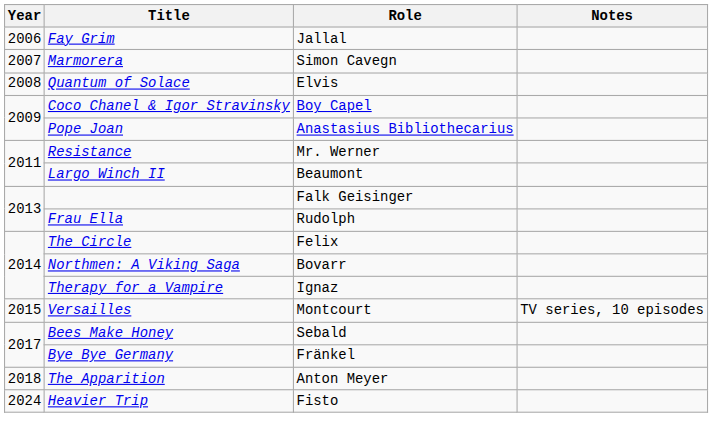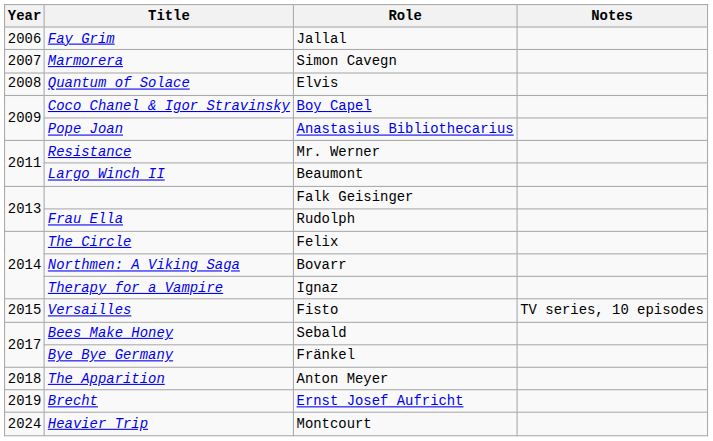(334, 311) Montcourt -> (317, 311) Fisto
+ row: (73, 401)
(317, 401) Fisto -> (334, 424) Montcourt
